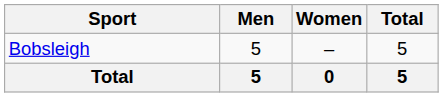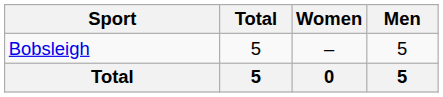columns swapped: (256, 19) <-> (402, 19)
